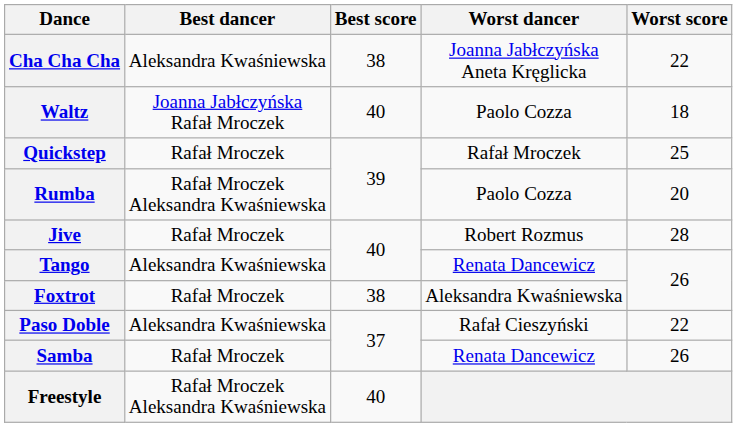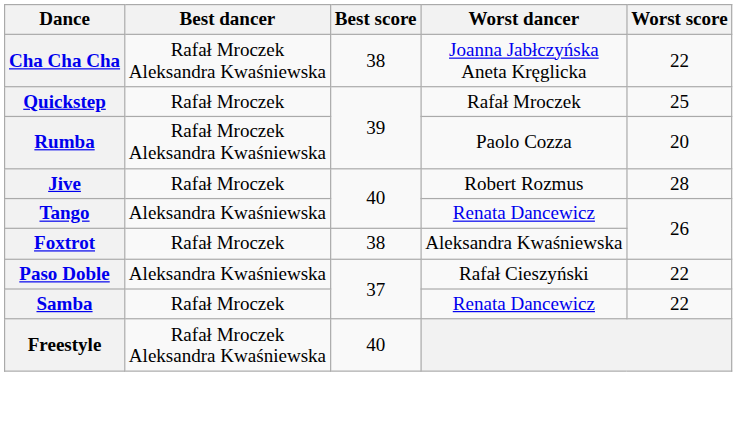(227, 60) Aleksandra Kwaśniewska -> (227, 60) Rafał Mroczek Aleksandra Kwaśniewska
- row: (65, 112)
(679, 355) 26 -> (679, 304) 22
